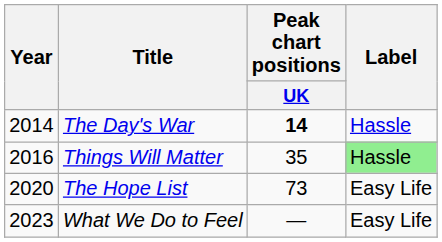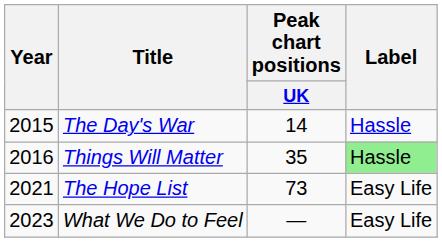(31, 125) 2014 -> (31, 125) 2015
(296, 125) bold -> (296, 125) normal
(31, 188) 2020 -> (31, 188) 2021
